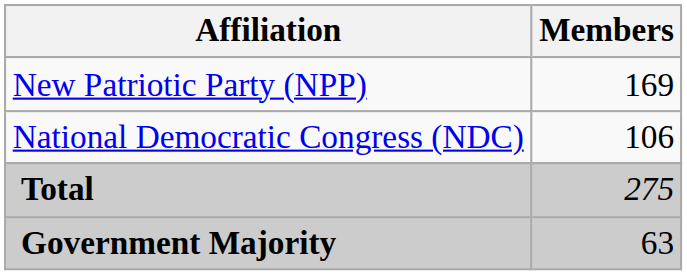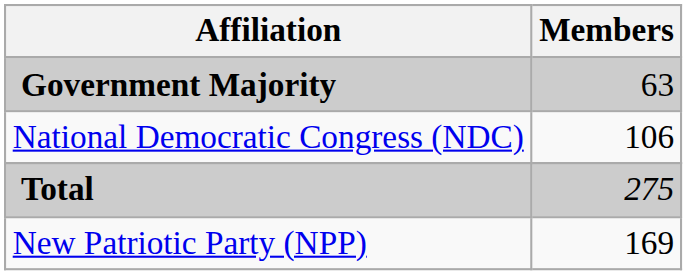rows swapped: (190, 83) <-> (174, 242)
